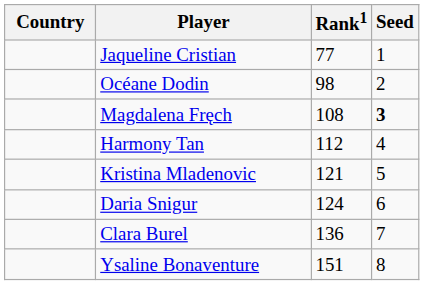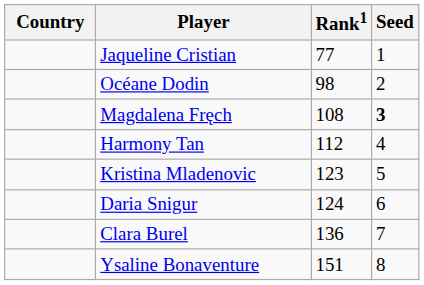(330, 174) 121 -> (330, 174) 123
